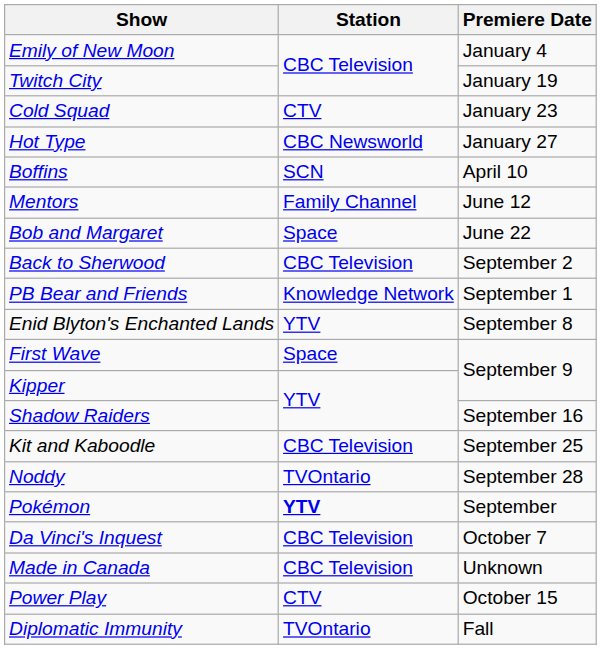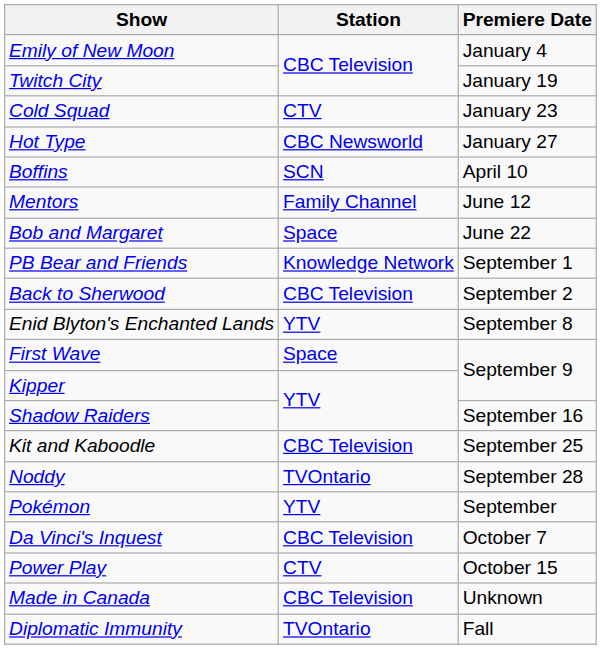rows swapped: (98, 293) <-> (87, 263)
(302, 506) bold -> (302, 506) normal
rows swapped: (58, 598) <-> (79, 567)
